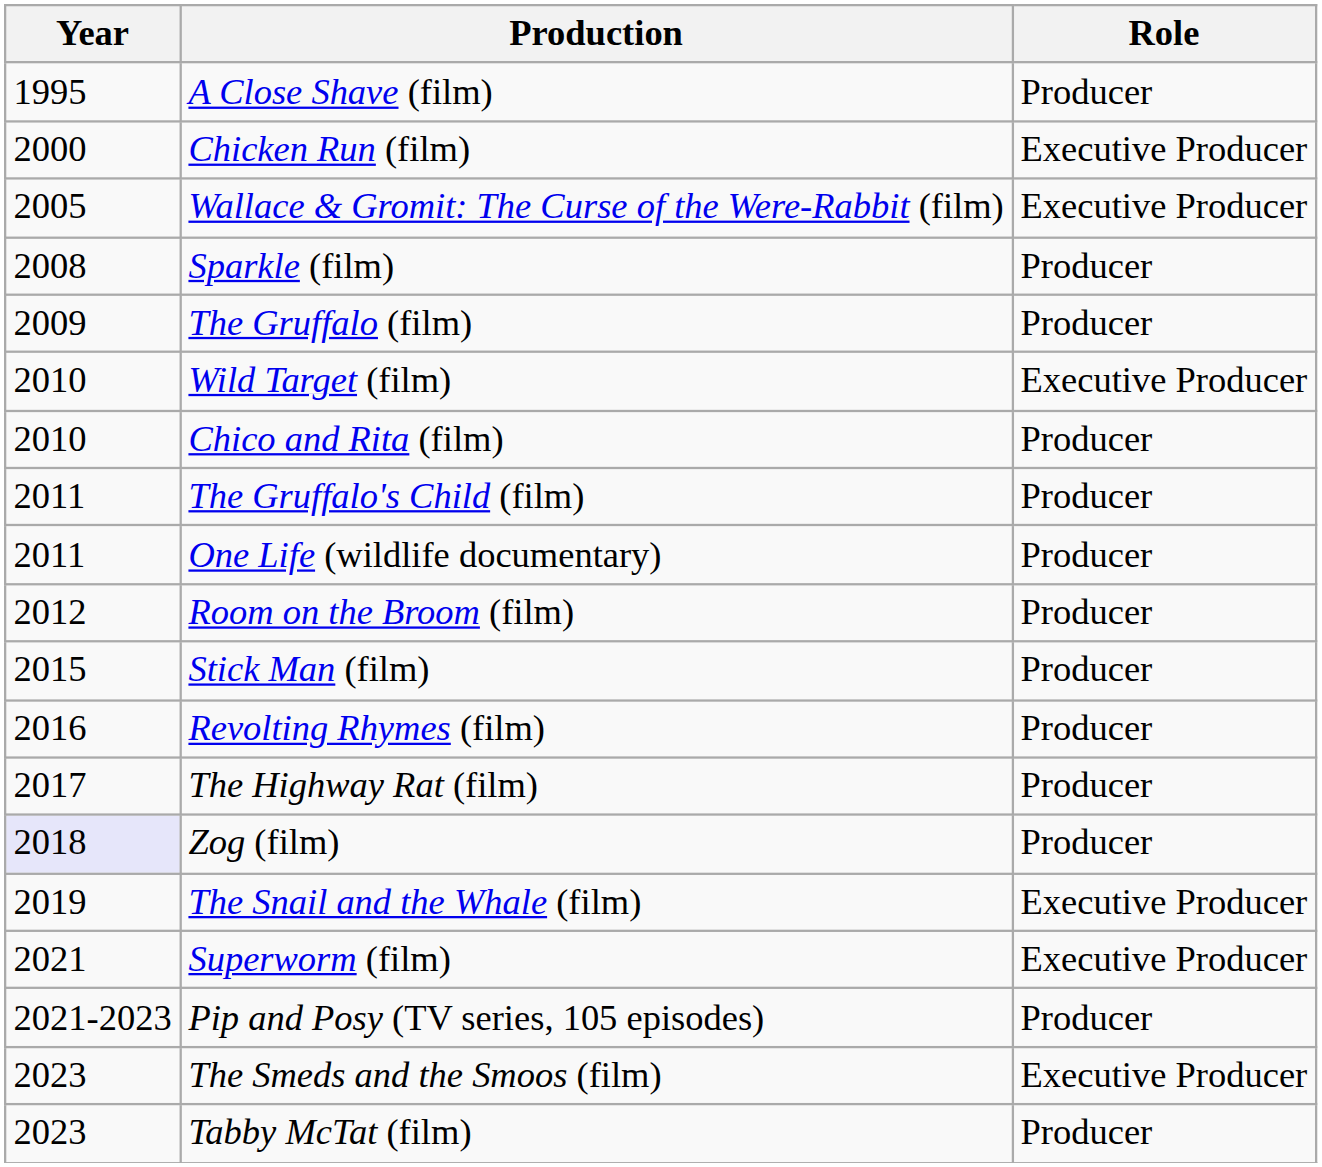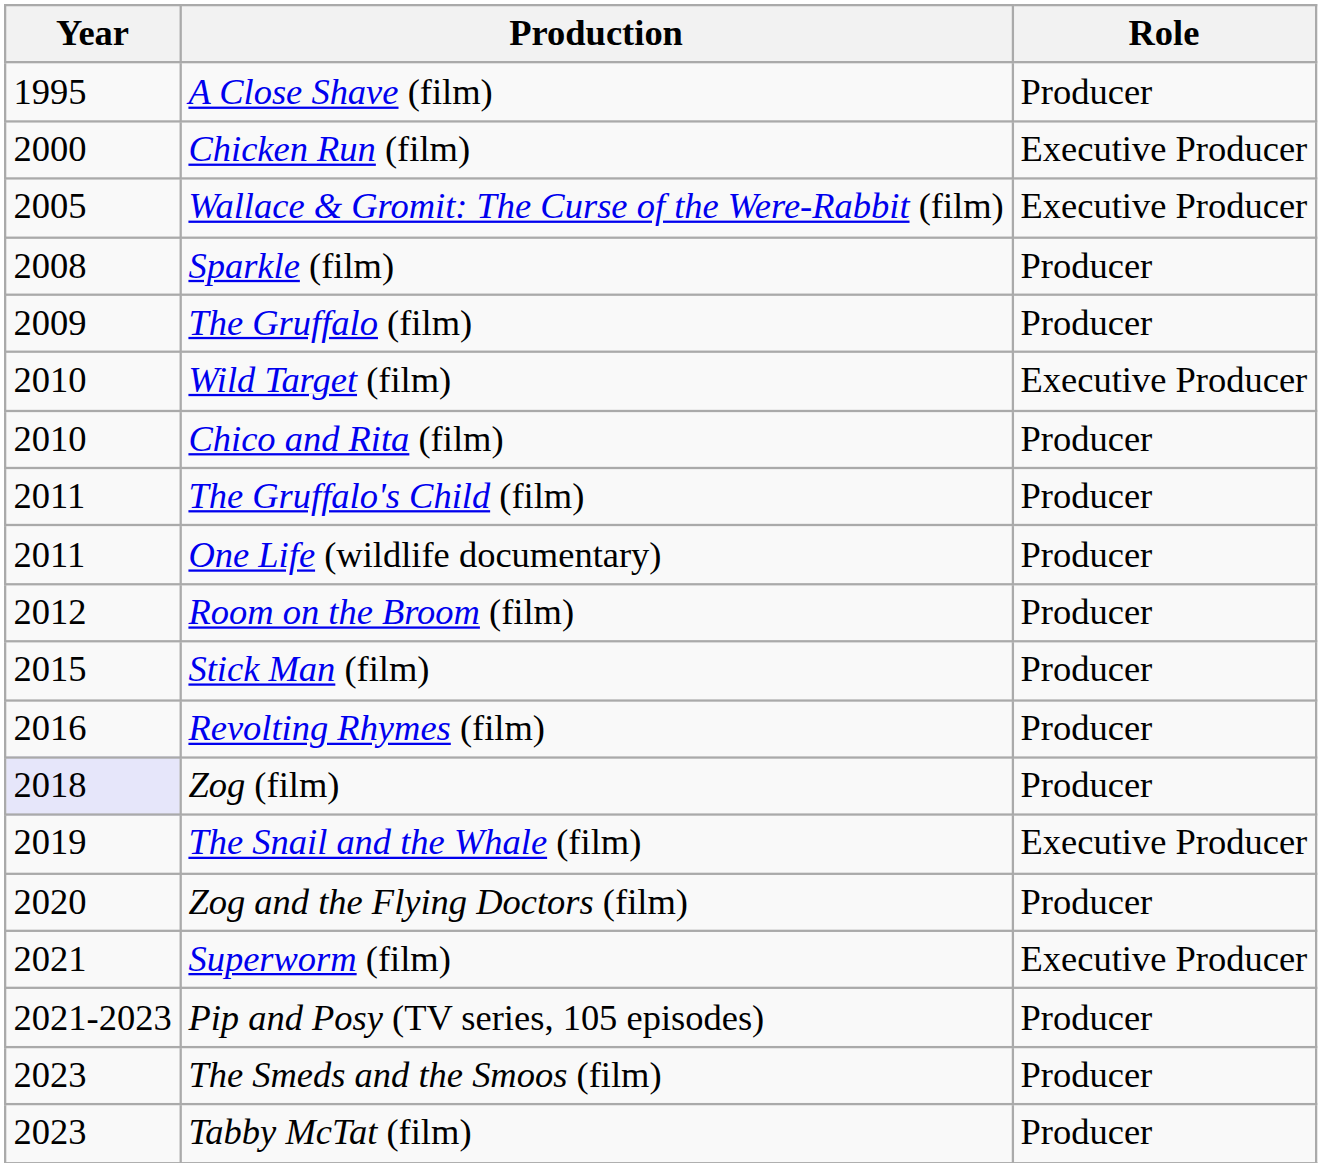- row: (363, 785)
+ row: (438, 901)
(1164, 1074) Executive Producer -> (1086, 1074) Producer
